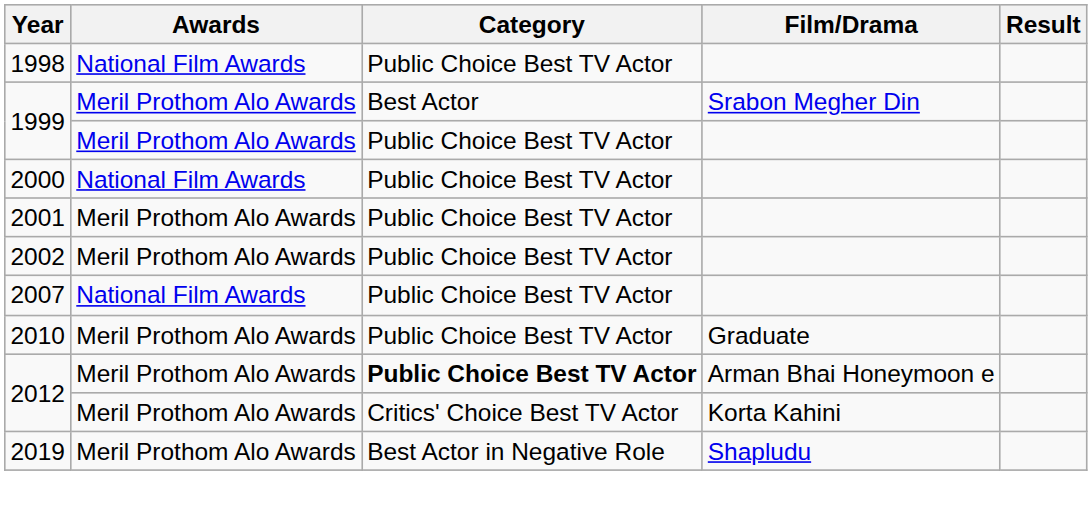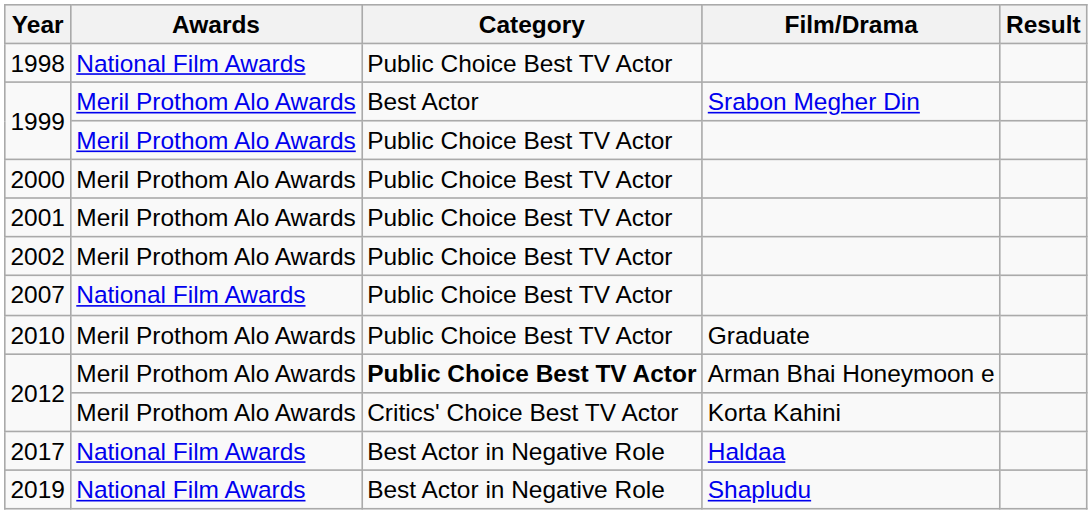(191, 179) National Film Awards -> (216, 179) Meril Prothom Alo Awards
+ row: (38, 451)
(216, 451) Meril Prothom Alo Awards -> (191, 489) National Film Awards
